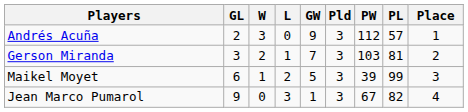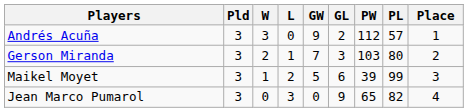columns swapped: (340, 15) <-> (237, 15)
(396, 56) 81 -> (396, 56) 80
(313, 97) 1 -> (316, 97) 0
(369, 97) 67 -> (369, 97) 65
